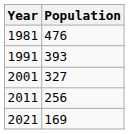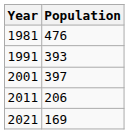(56, 77) 327 -> (56, 77) 397
(56, 98) 256 -> (56, 98) 206
